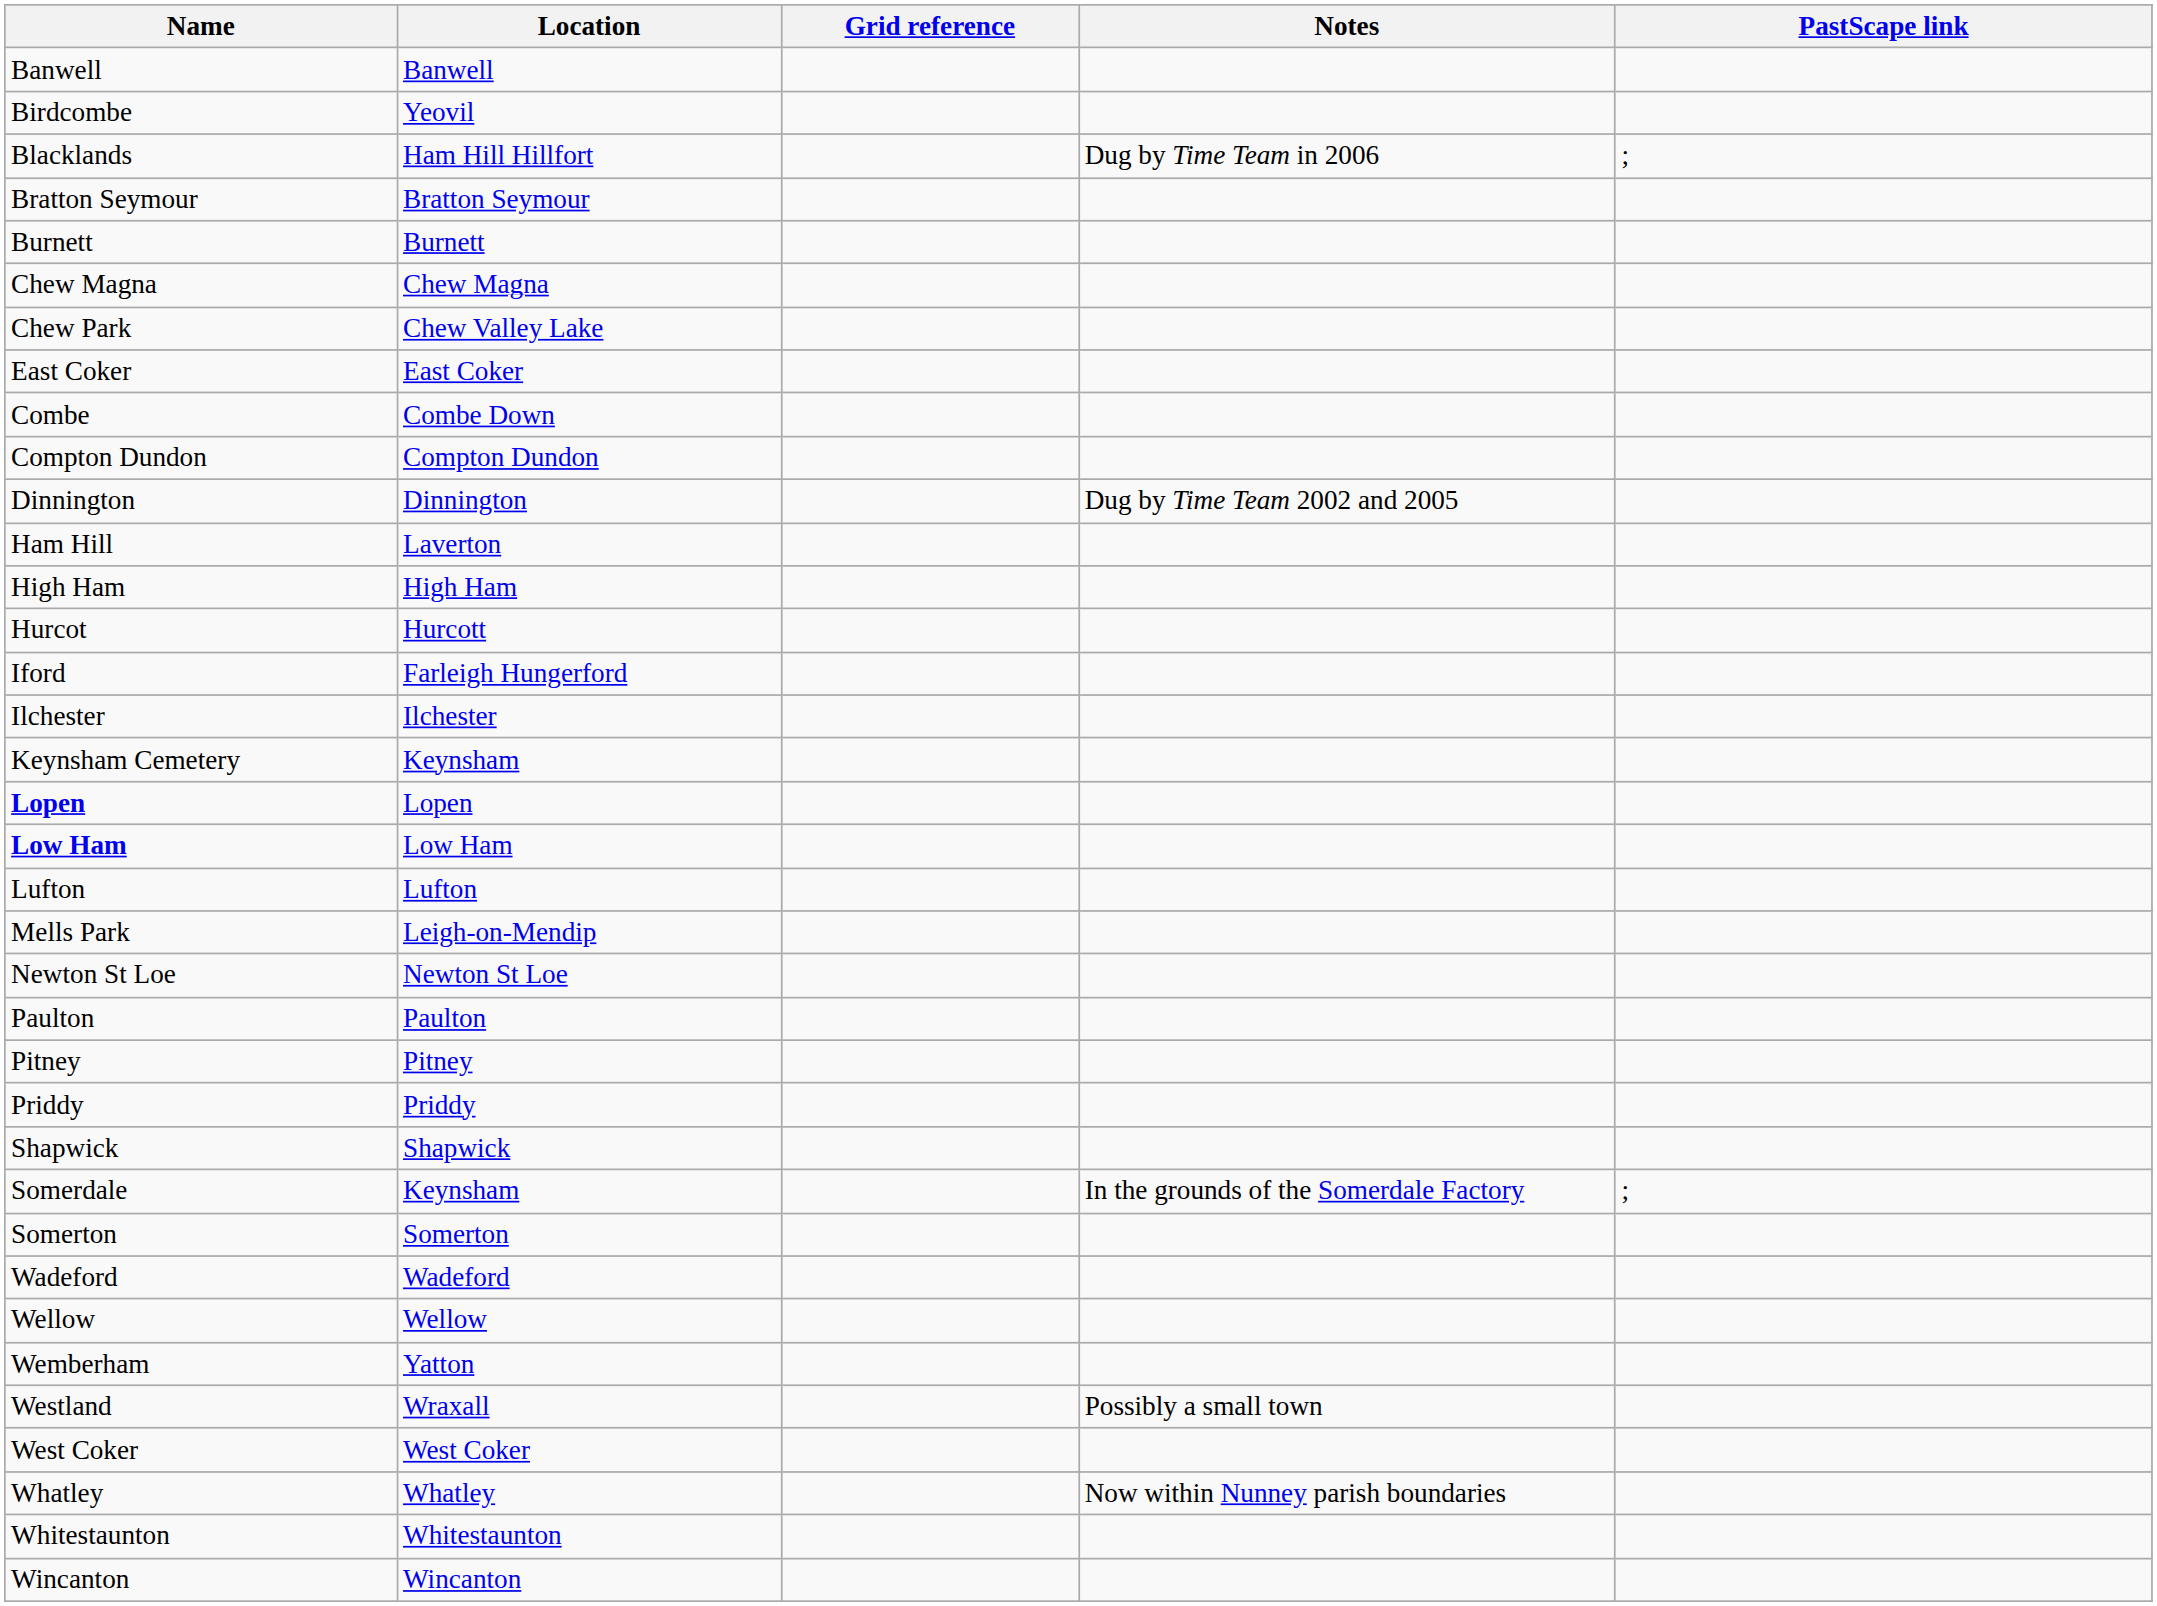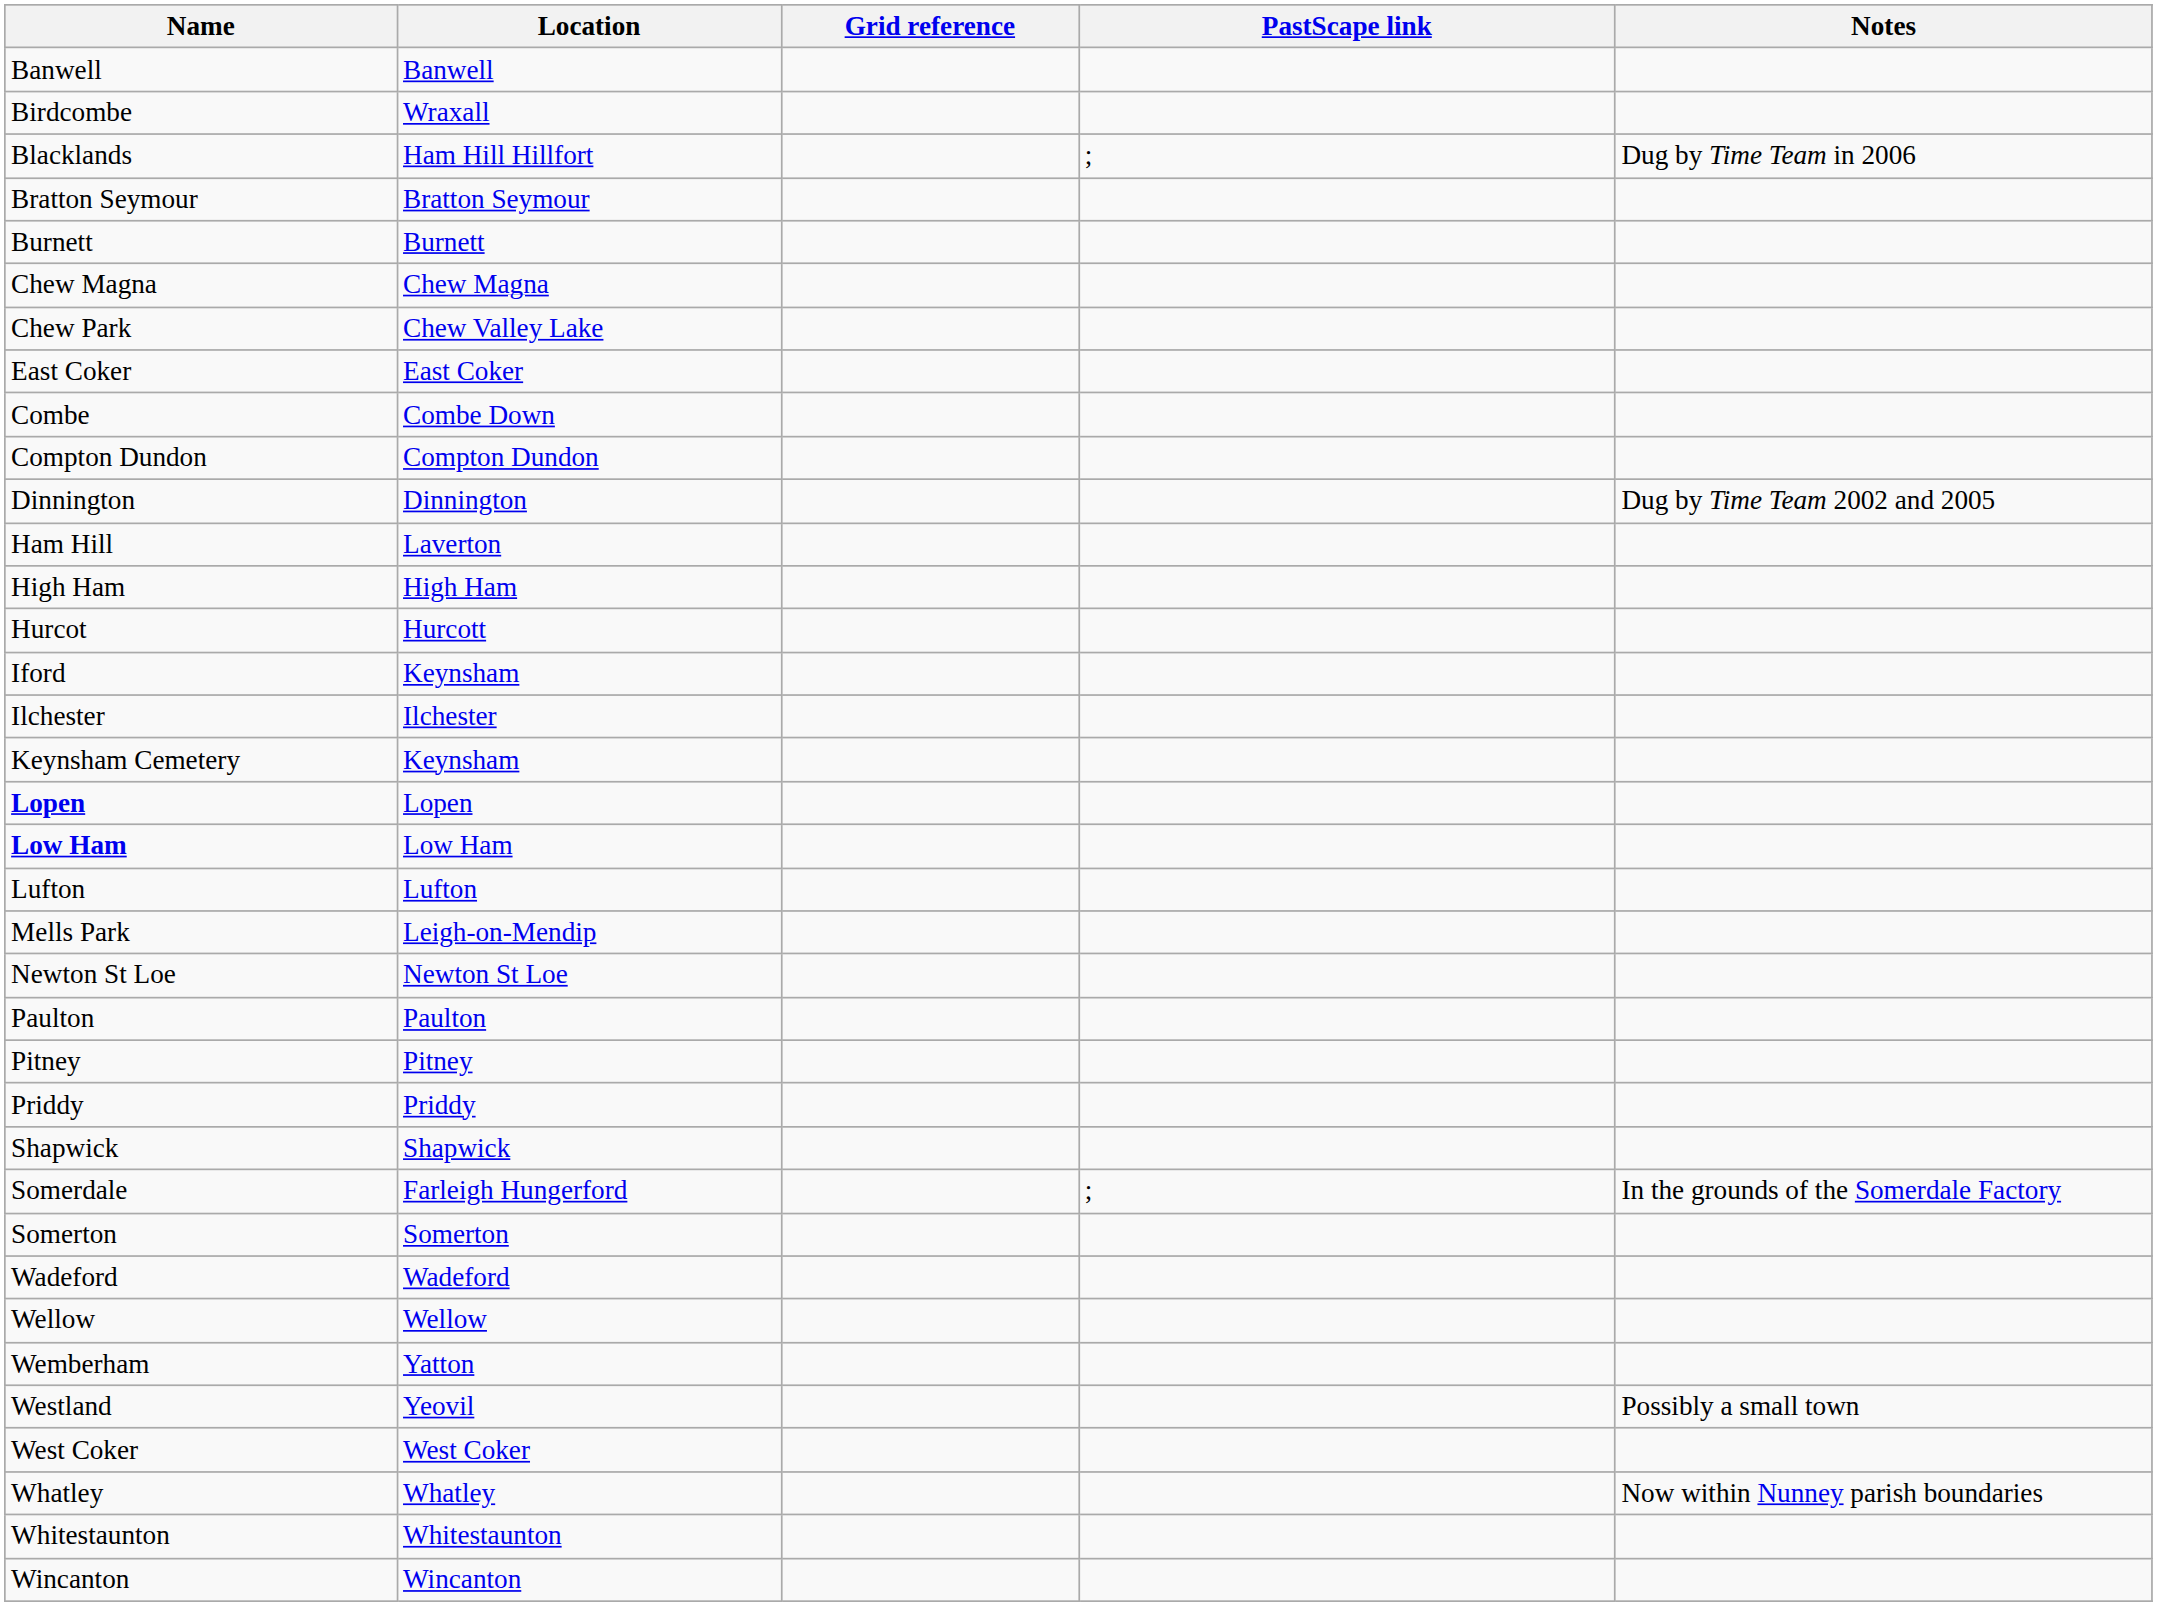columns swapped: (1884, 26) <-> (1347, 26)
(439, 112) Yeovil -> (446, 112) Wraxall
(515, 673) Farleigh Hungerford -> (461, 673) Keynsham
(461, 1190) Keynsham -> (515, 1190) Farleigh Hungerford
(446, 1406) Wraxall -> (439, 1406) Yeovil
